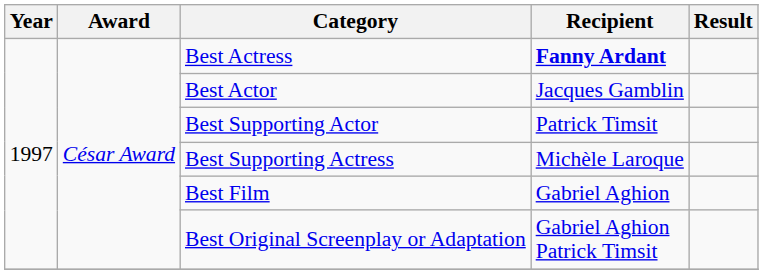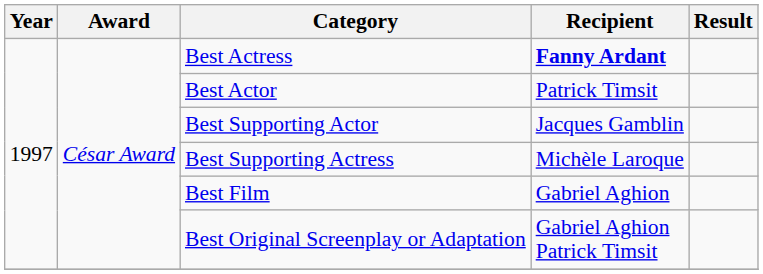(610, 90) Jacques Gamblin -> (597, 90) Patrick Timsit
(597, 124) Patrick Timsit -> (610, 124) Jacques Gamblin
